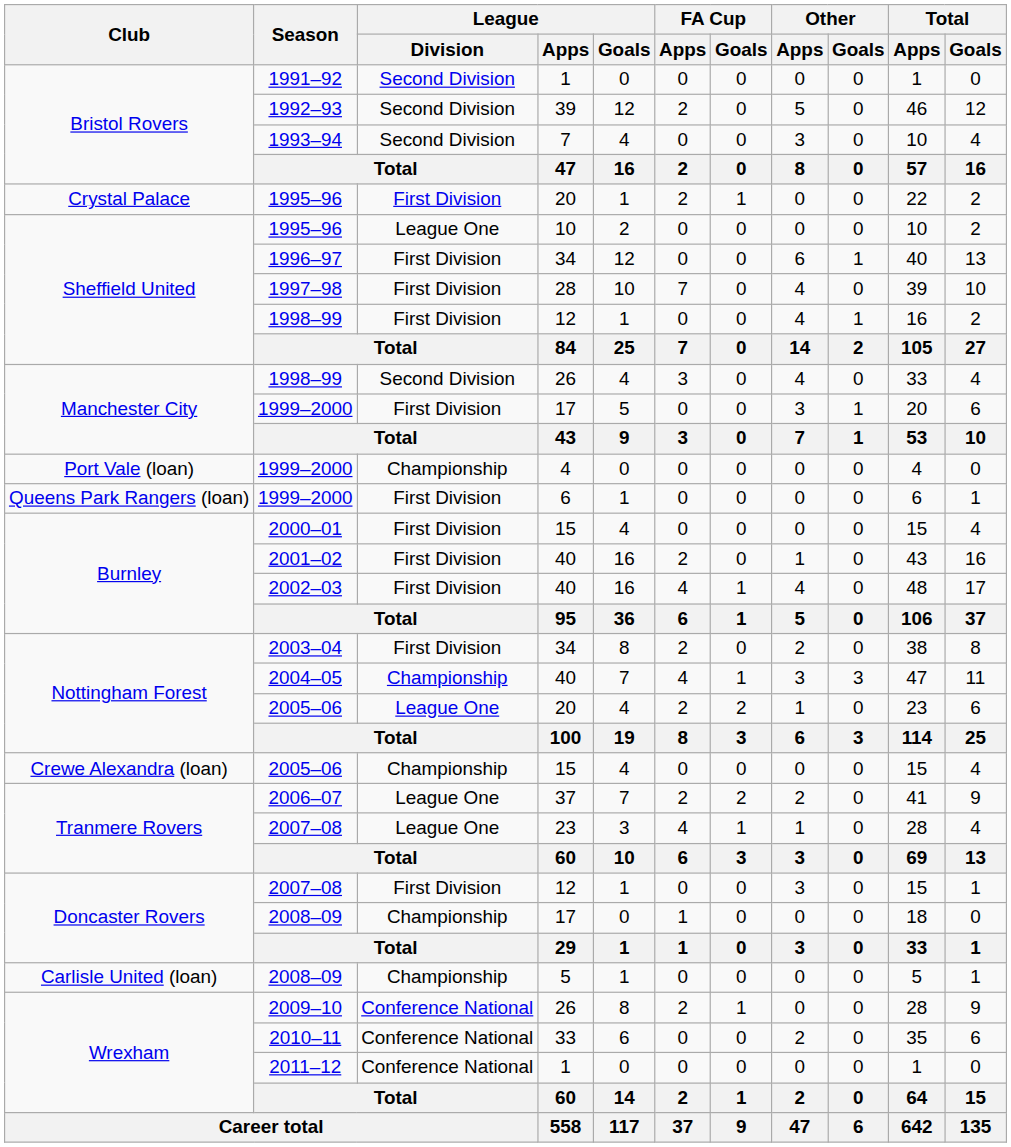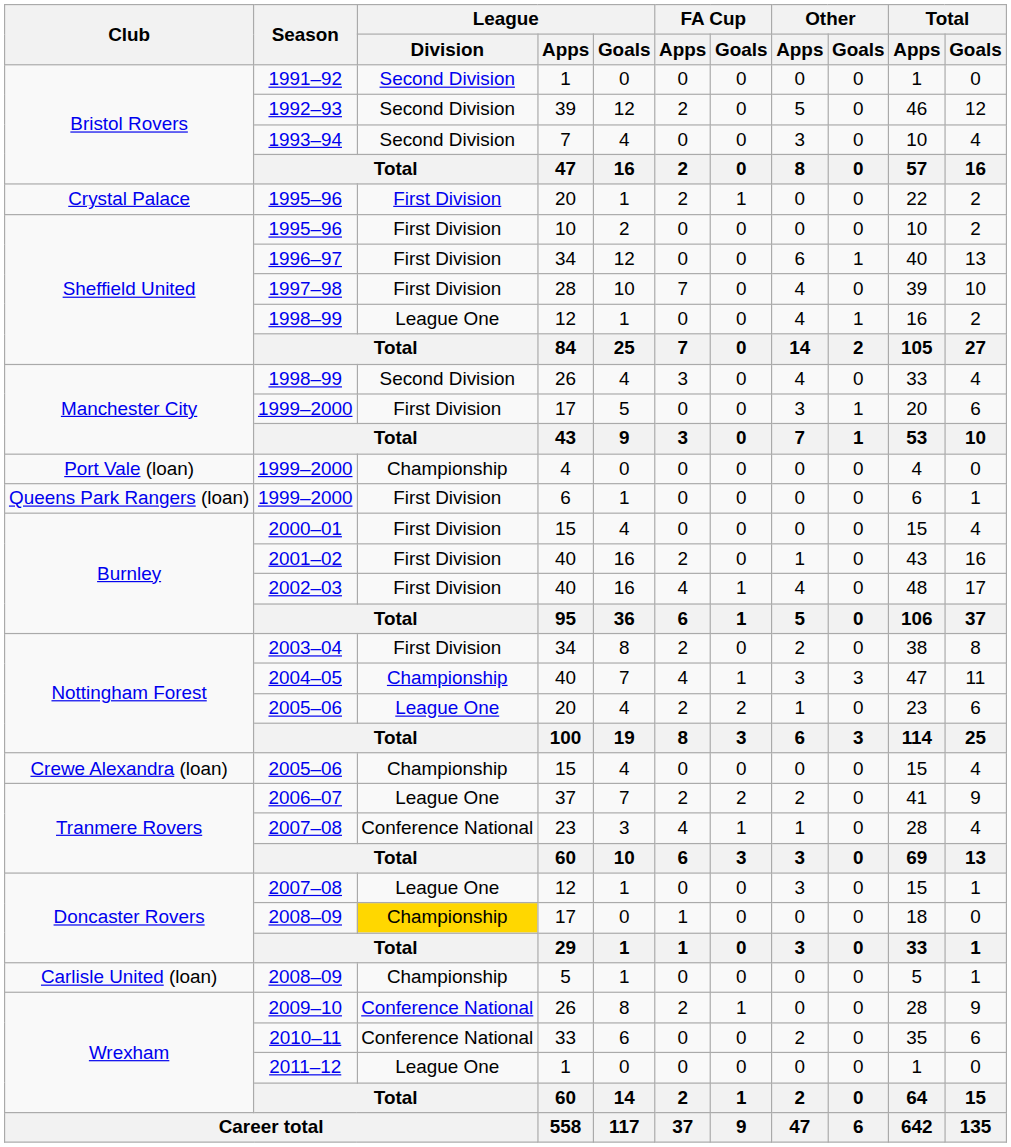(447, 229) League One -> (447, 229) First Division
(447, 318) First Division -> (447, 318) League One
(447, 827) League One -> (447, 827) Conference National
(447, 887) First Division -> (447, 887) League One
(447, 917) no background -> (447, 917) gold background
(447, 1067) Conference National -> (447, 1067) League One
